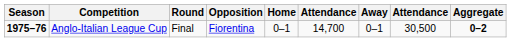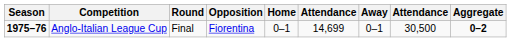(329, 28) 14,700 -> (329, 28) 14,699
